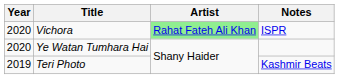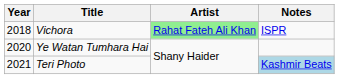(19, 30) 2020 -> (19, 30) 2018
(19, 64) 2019 -> (19, 64) 2021
(296, 64) no background -> (296, 64) lightblue background
